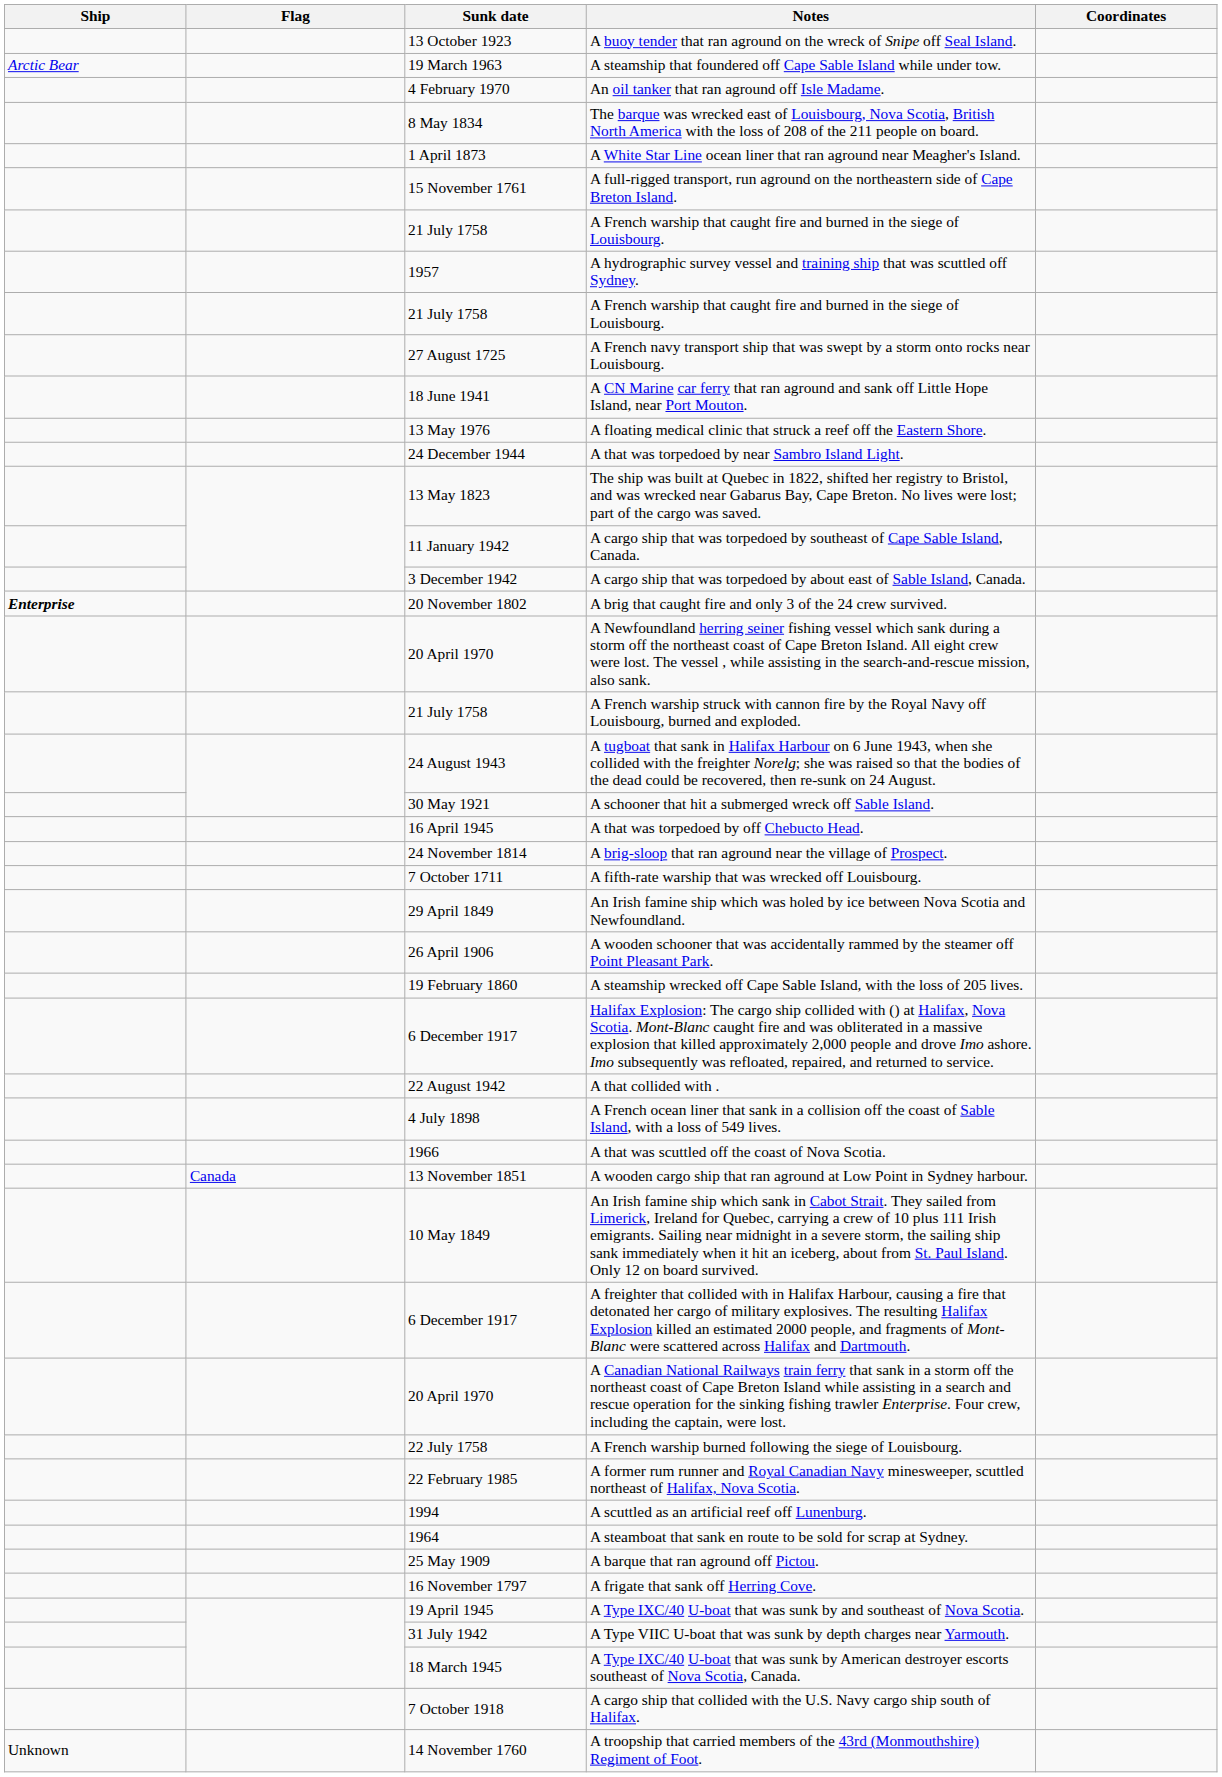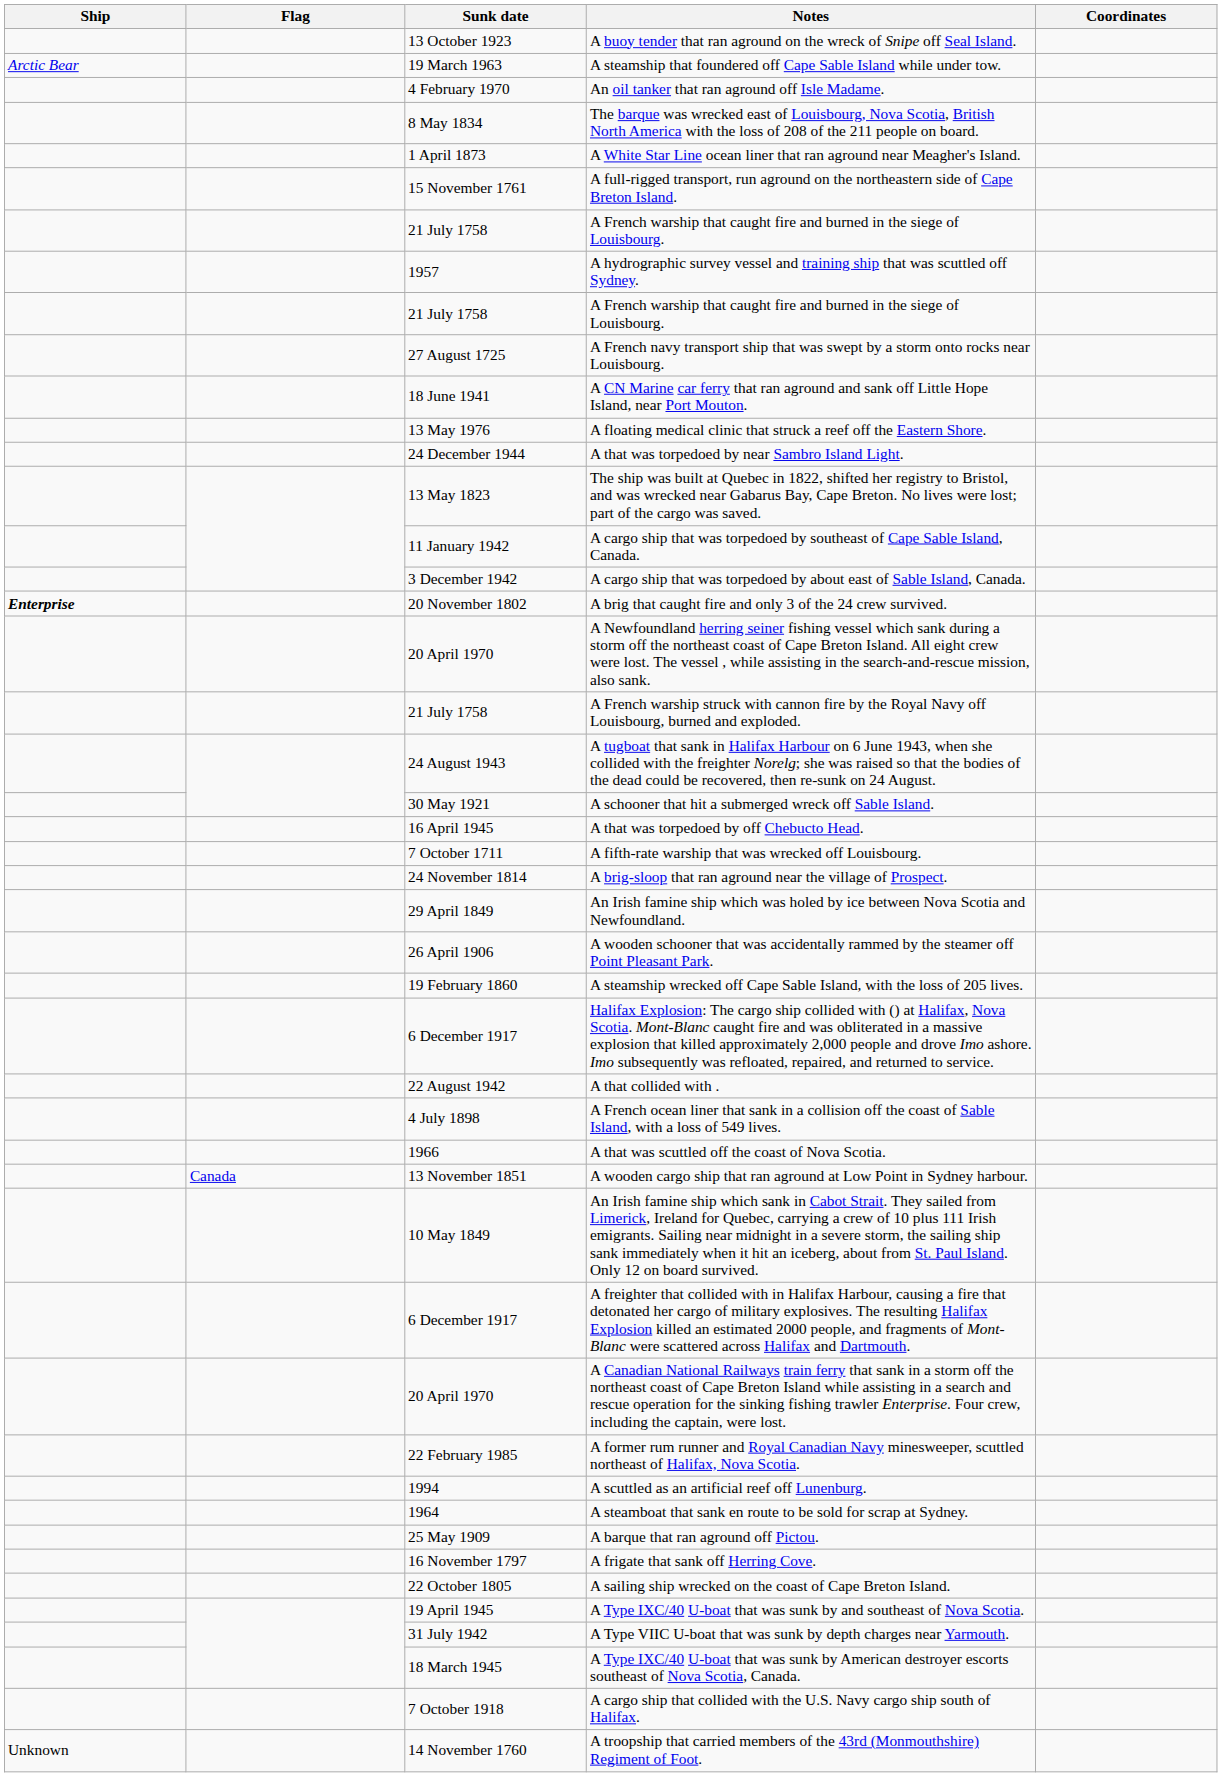rows swapped: (467, 853) <-> (456, 877)
- row: (448, 1446)
+ row: (460, 1585)
